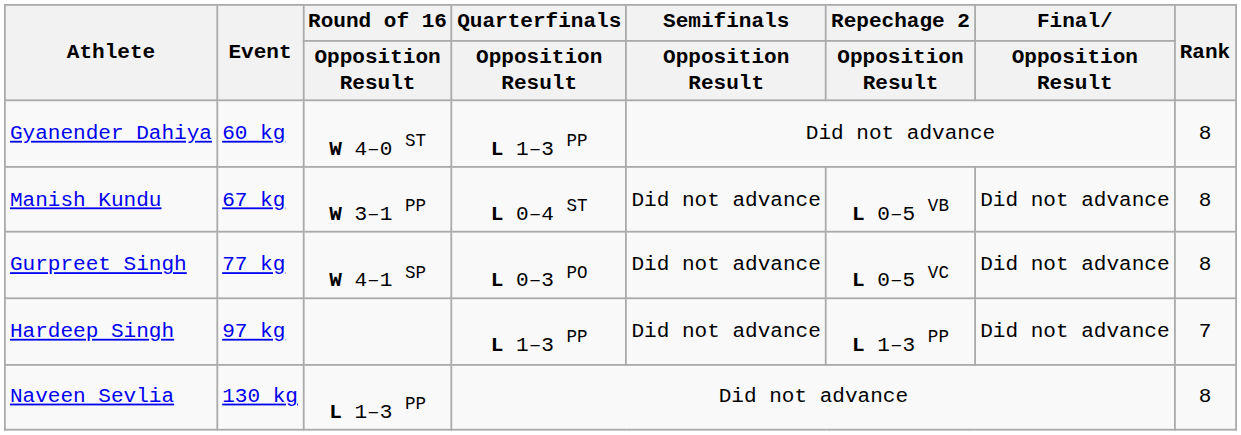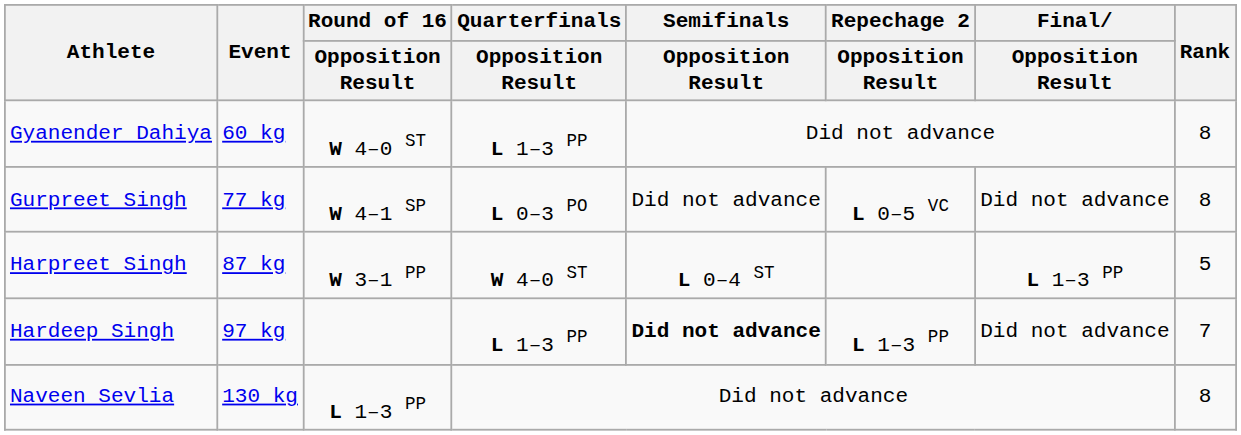- row: (86, 199)
+ row: (98, 265)
(726, 331) normal -> (726, 331) bold
